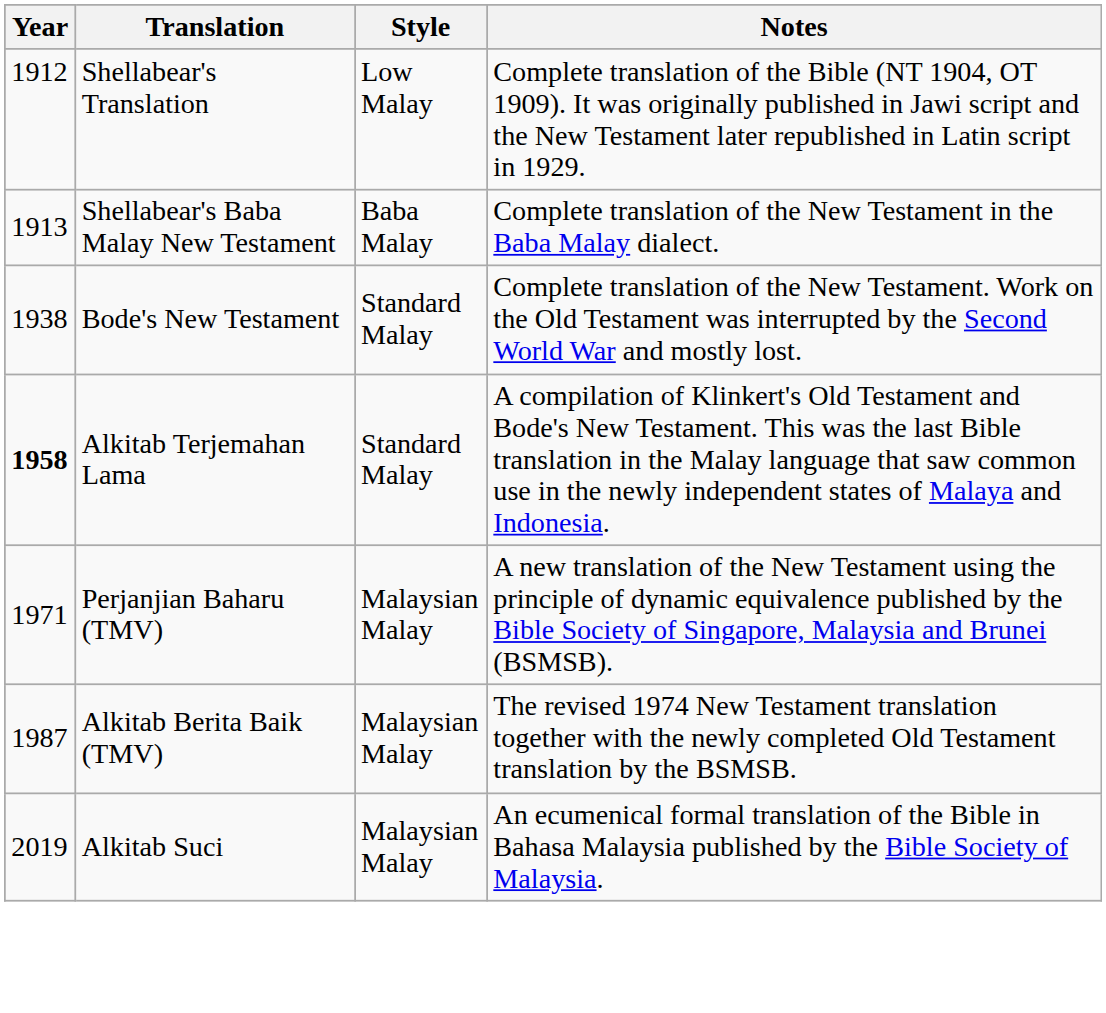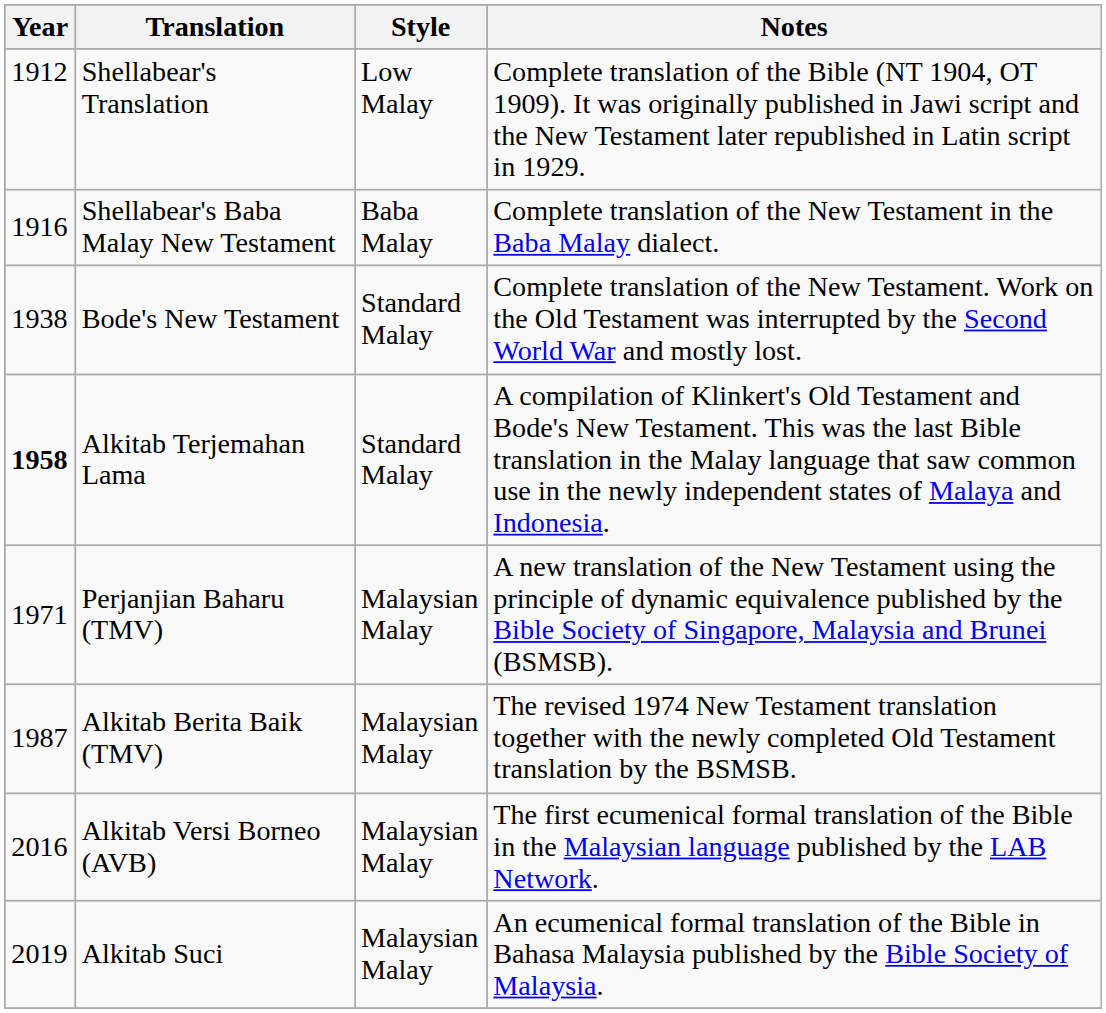(40, 227) 1913 -> (40, 227) 1916
+ row: (201, 846)
